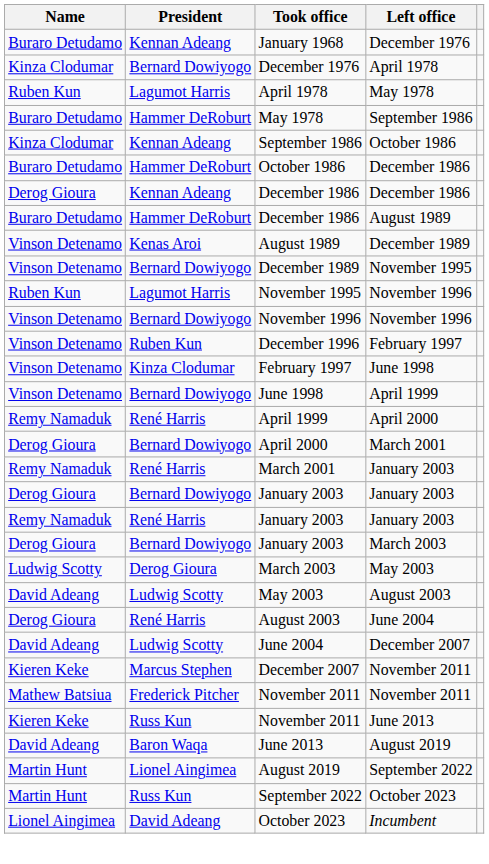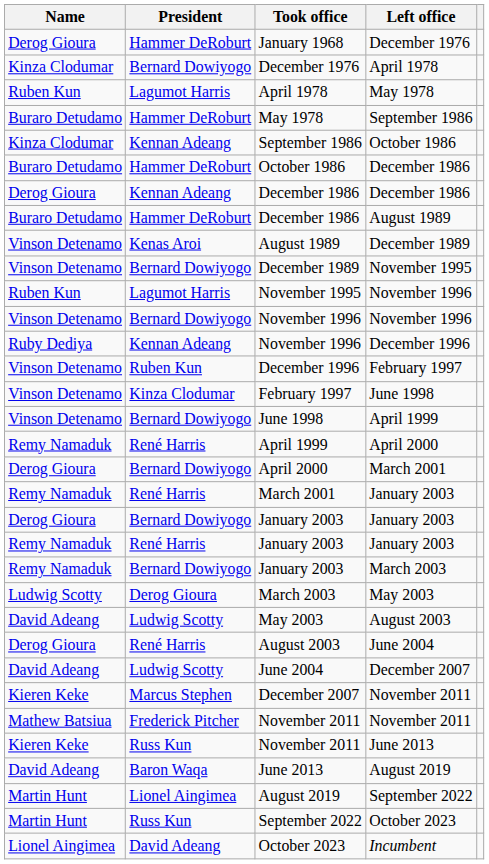(65, 42) Buraro Detudamo -> (52, 42) Derog Gioura
(180, 42) Kennan Adeang -> (190, 42) Hammer DeRoburt
+ row: (310, 343)
(52, 544) Derog Gioura -> (60, 569) Remy Namaduk
